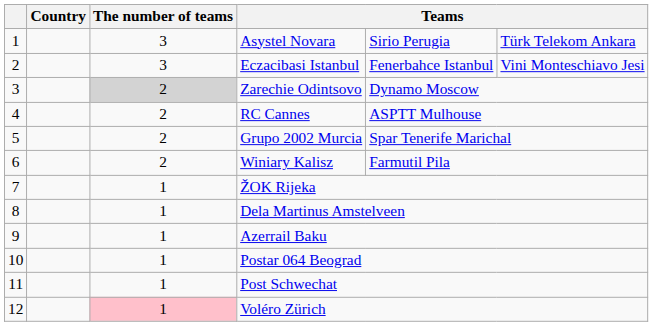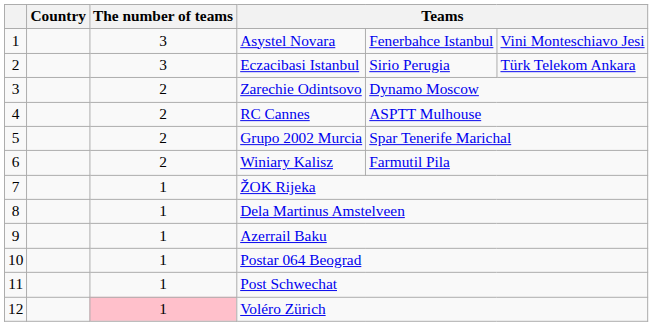(410, 41) Sirio Perugia -> (431, 41) Fenerbahce Istanbul
(568, 41) Türk Telekom Ankara -> (573, 41) Vini Monteschiavo Jesi
(431, 65) Fenerbahce Istanbul -> (410, 65) Sirio Perugia
(573, 65) Vini Monteschiavo Jesi -> (568, 65) Türk Telekom Ankara
(163, 89) lightgrey background -> (163, 89) no background
